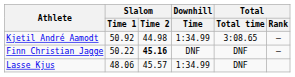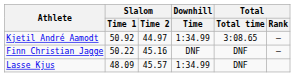(155, 38) 44.98 -> (155, 38) 44.97
(155, 52) bold -> (155, 52) normal
(122, 65) 48.06 -> (122, 65) 48.09
